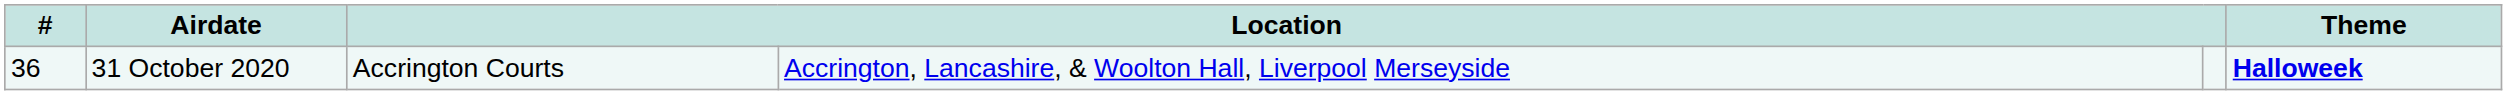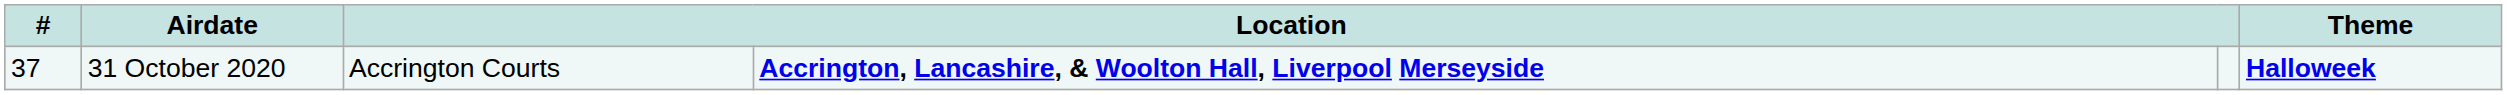(26, 67) 36 -> (26, 67) 37
(1147, 67) normal -> (1152, 67) bold
